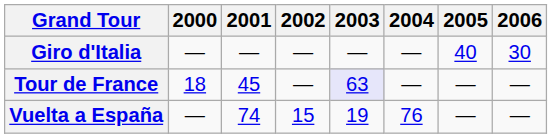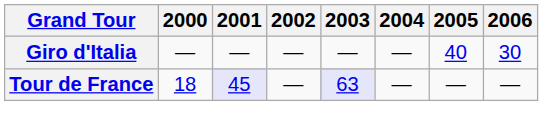(249, 84) no background -> (239, 84) lavender background
- row: (86, 116)
